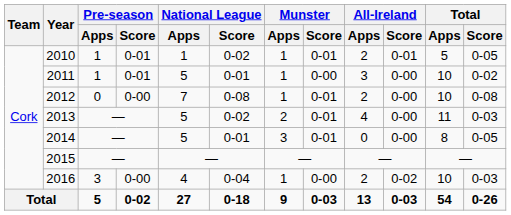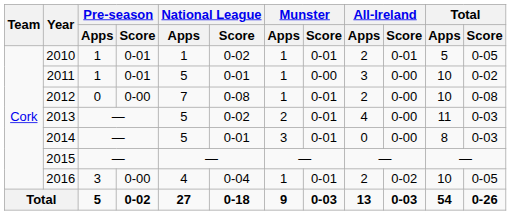(485, 138) 0-05 -> (485, 138) 0-03
(324, 179) 0-00 -> (324, 179) 0-01
(485, 179) 0-03 -> (485, 179) 0-05
